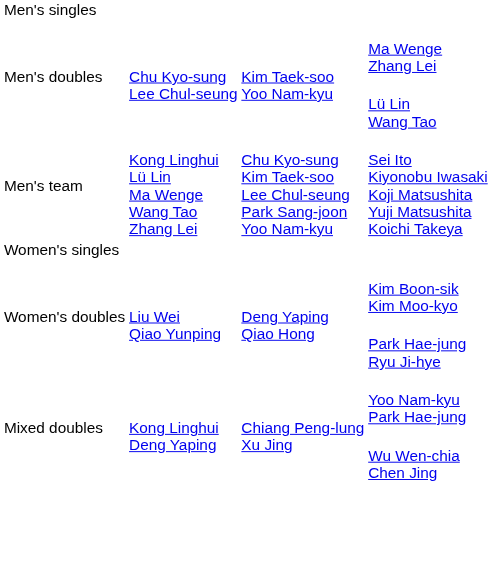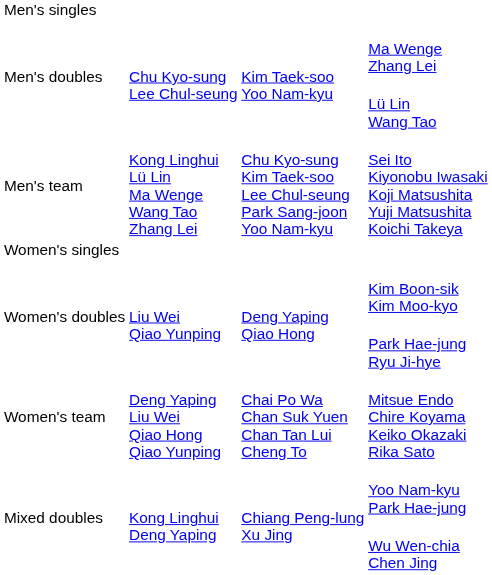+ row: (55, 417)
